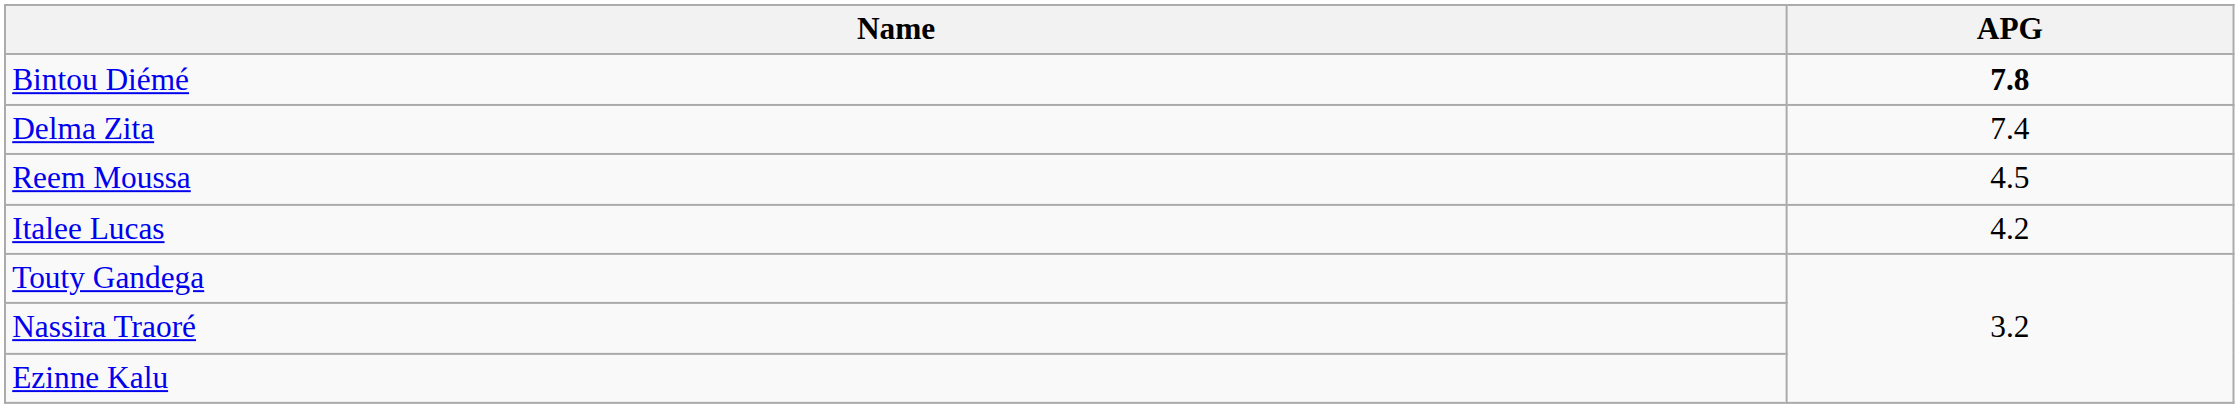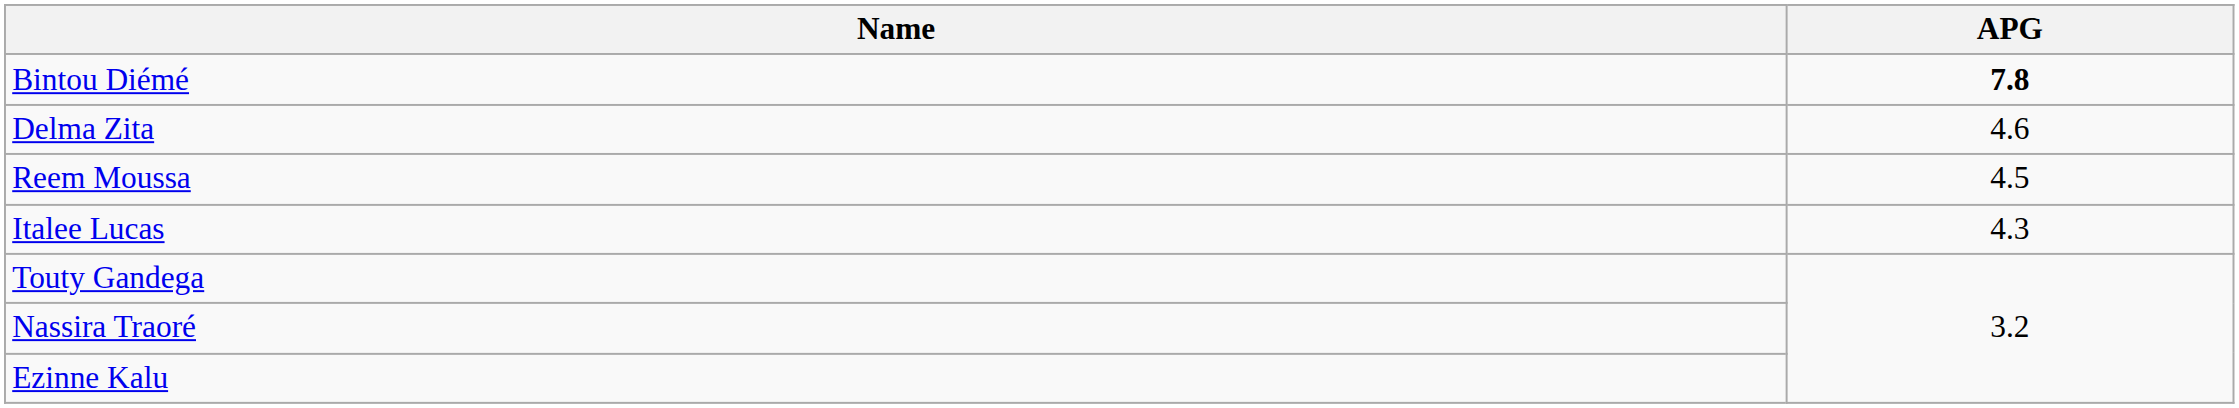(2010, 128) 7.4 -> (2010, 128) 4.6
(2010, 228) 4.2 -> (2010, 228) 4.3
